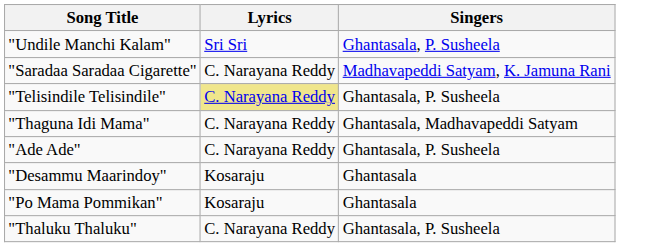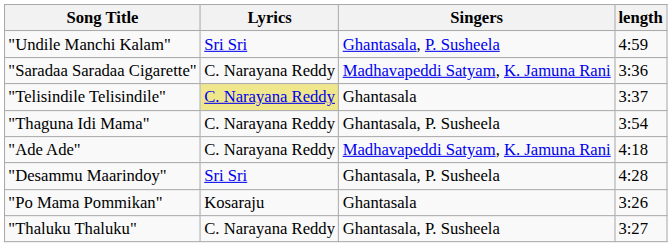+ column: (641, 17)
(421, 96) Ghantasala, P. Susheela -> (380, 96) Ghantasala
(460, 123) Ghantasala, Madhavapeddi Satyam -> (421, 123) Ghantasala, P. Susheela
(421, 149) Ghantasala, P. Susheela -> (477, 149) Madhavapeddi Satyam, K. Jamuna Rani
(234, 176) Kosaraju -> (226, 176) Sri Sri
(380, 176) Ghantasala -> (421, 176) Ghantasala, P. Susheela
